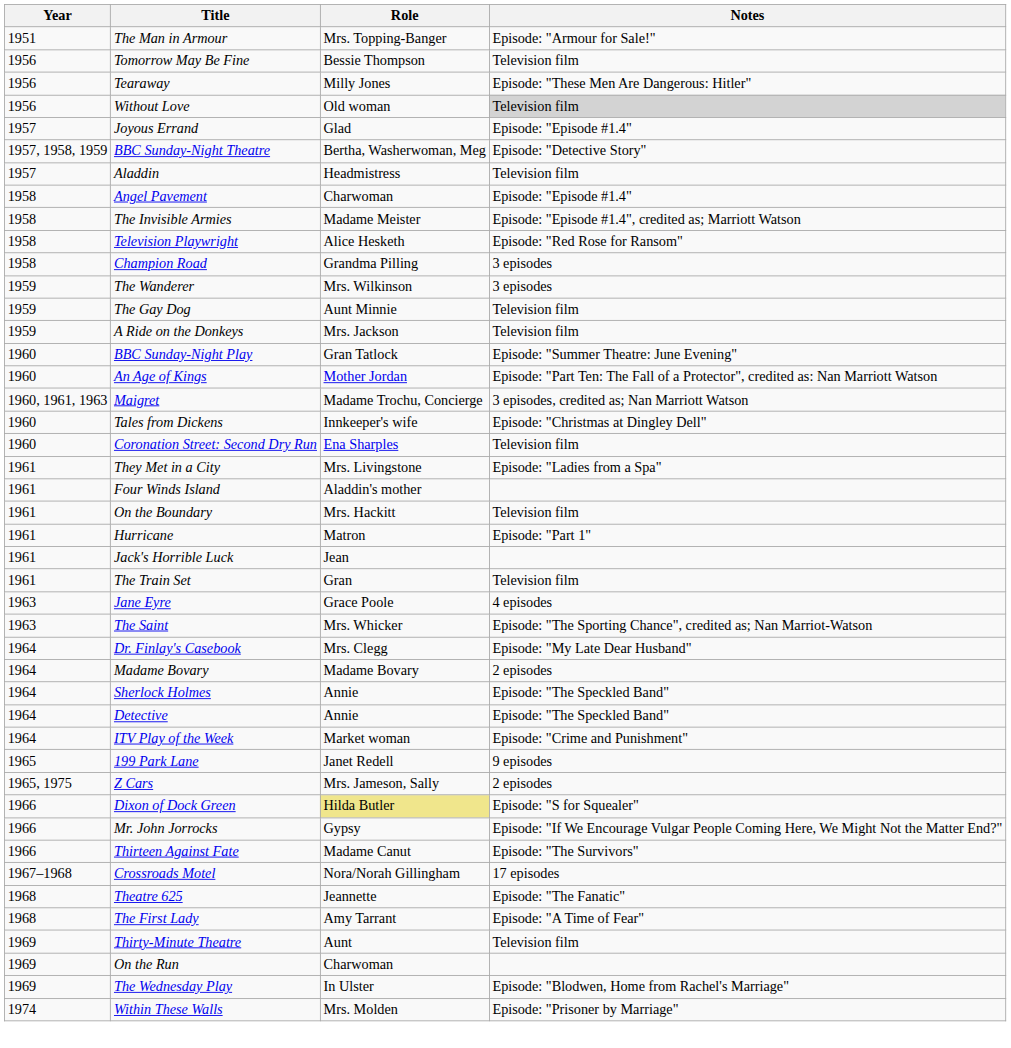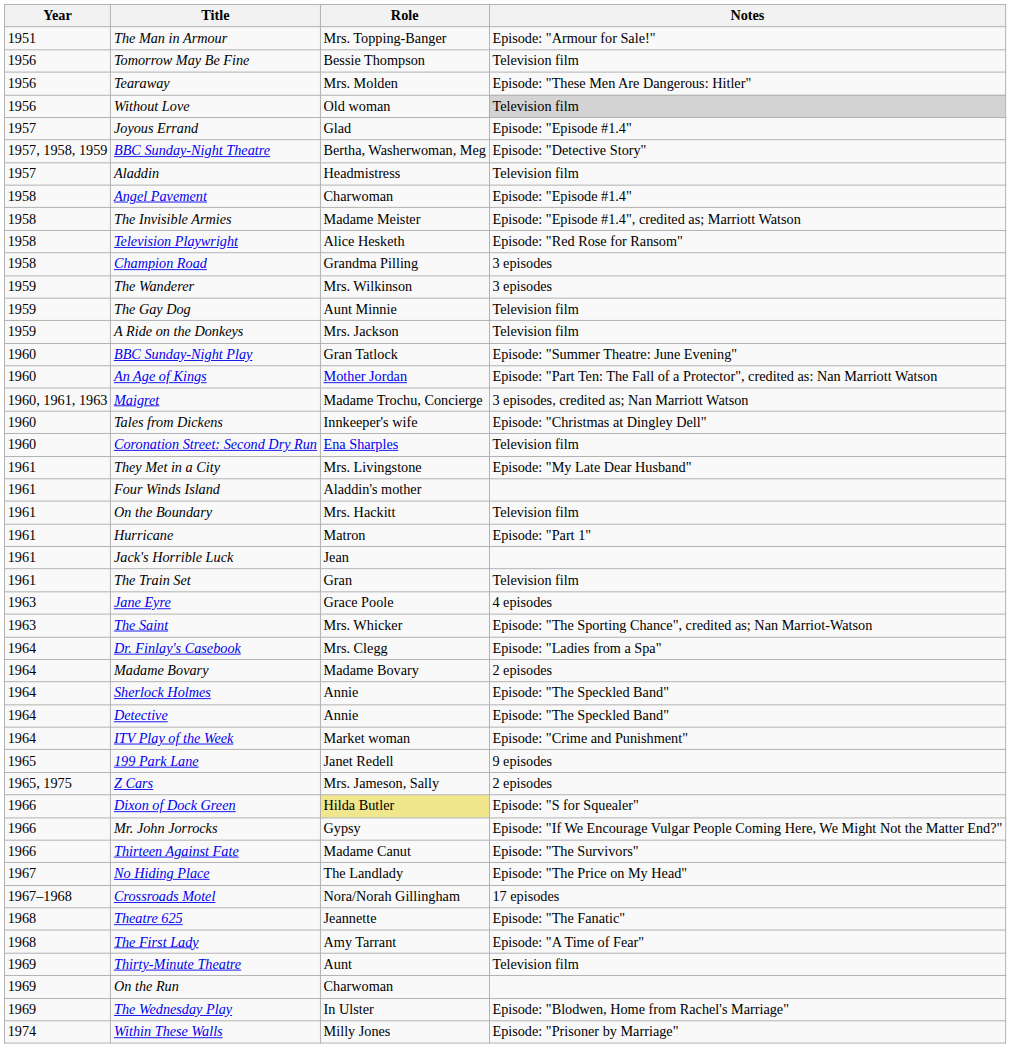(357, 83) Milly Jones -> (361, 83) Mrs. Molden
(577, 467) Episode: "Ladies from a Spa" -> (592, 467) Episode: "My Late Dear Husband"
(592, 648) Episode: "My Late Dear Husband" -> (577, 648) Episode: "Ladies from a Spa"
+ row: (162, 873)
(361, 1009) Mrs. Molden -> (357, 1032) Milly Jones
